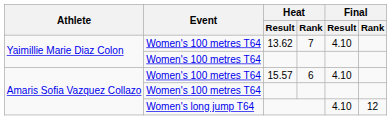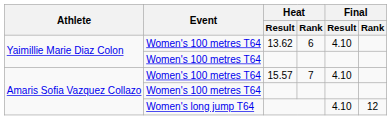(311, 44) 7 -> (311, 44) 6
(311, 76) 6 -> (311, 76) 7
